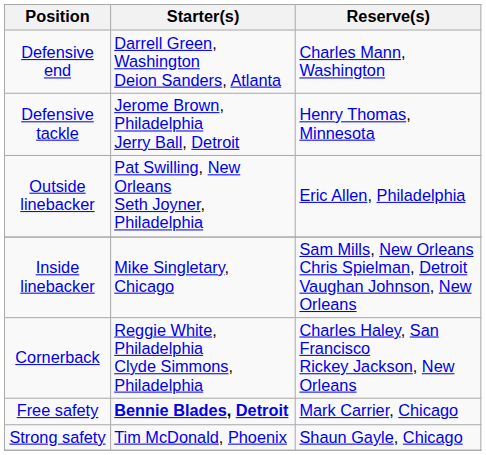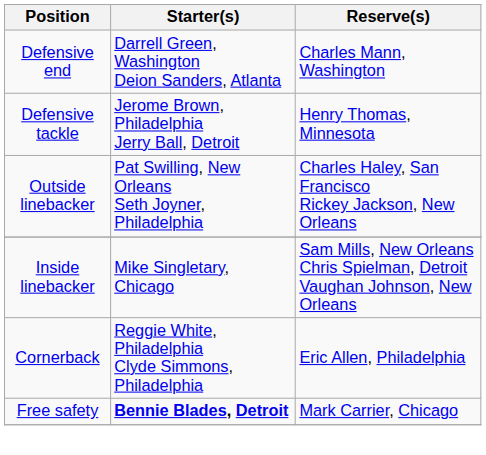(382, 196) Eric Allen, Philadelphia -> (377, 196) Charles Haley, San Francisco Rickey Jackson, New Orleans
(377, 357) Charles Haley, San Francisco Rickey Jackson, New Orleans -> (382, 357) Eric Allen, Philadelphia
- row: (57, 437)
